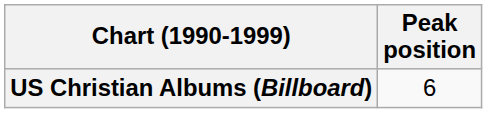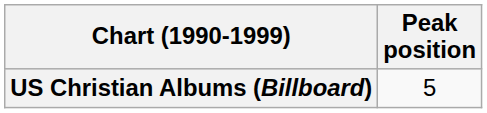(430, 88) 6 -> (430, 88) 5
